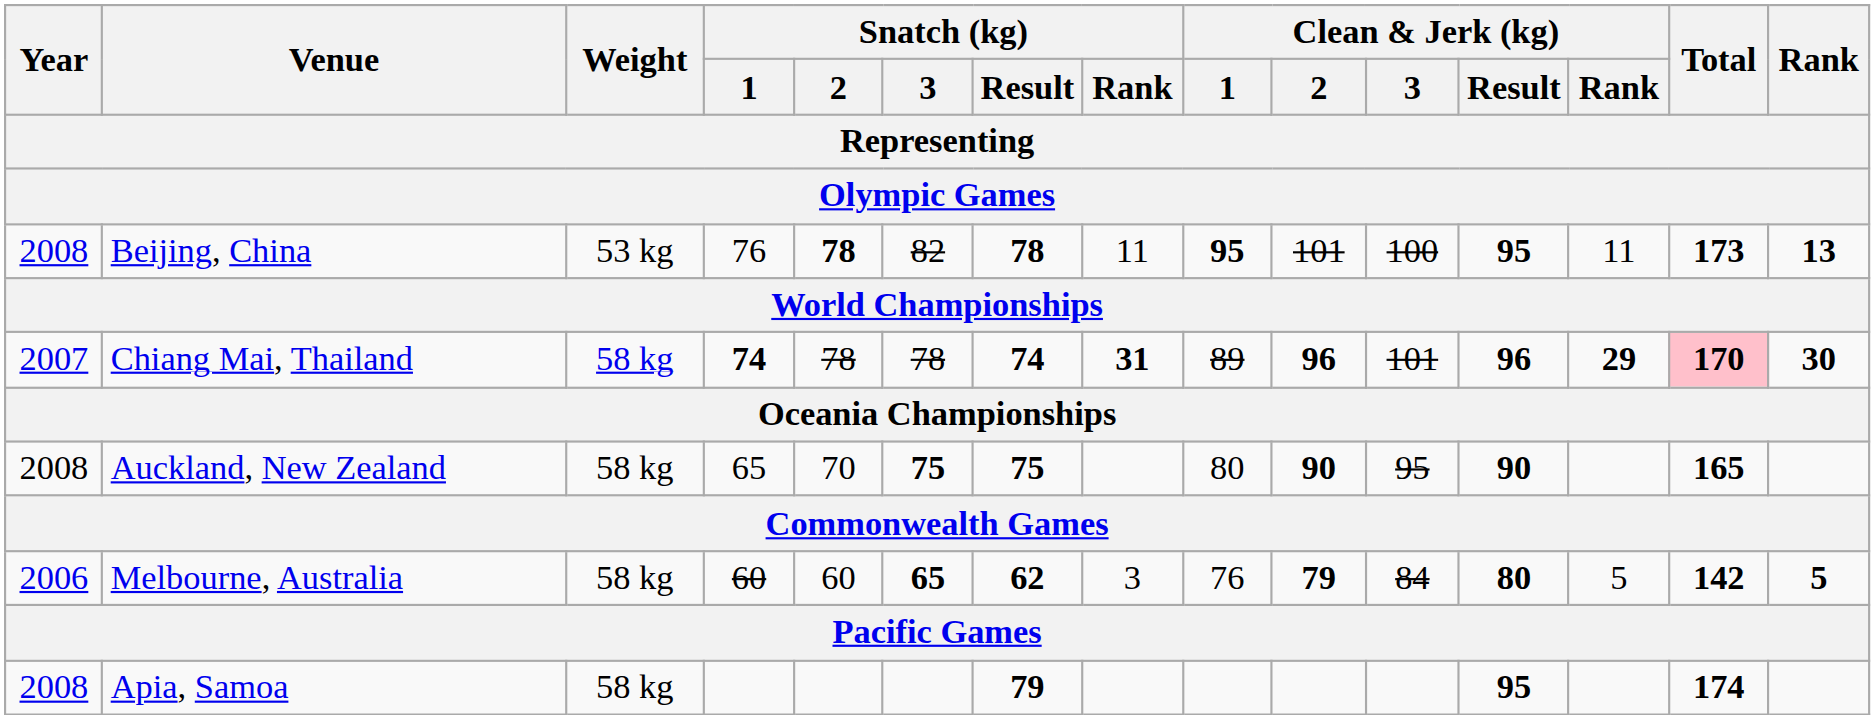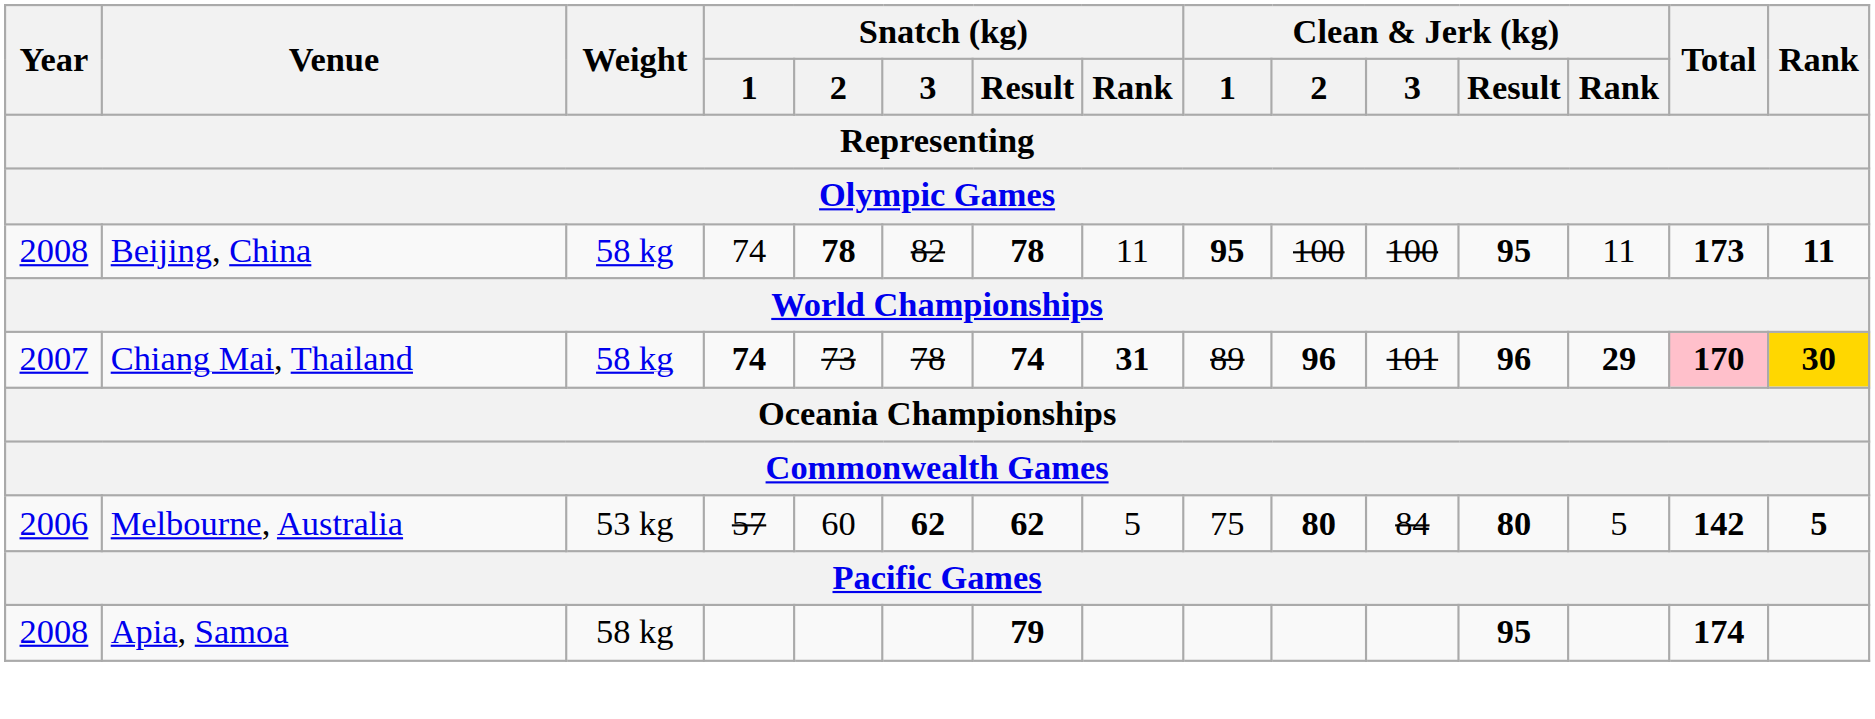(635, 250) 53 kg -> (635, 250) 58 kg
(749, 250) 76 -> (749, 250) 74
(1319, 250) 101 -> (1319, 250) 100
(1819, 250) 13 -> (1819, 250) 11
(838, 359) 78 -> (838, 359) 73
(1819, 359) no background -> (1819, 359) gold background
- row: (278, 468)
(635, 577) 58 kg -> (635, 522) 53 kg
(749, 577) 60 -> (749, 522) 57
(928, 577) 65 -> (928, 522) 62
(1132, 577) 3 -> (1132, 522) 5
(1227, 577) 76 -> (1227, 522) 75
(1319, 577) 79 -> (1319, 522) 80
